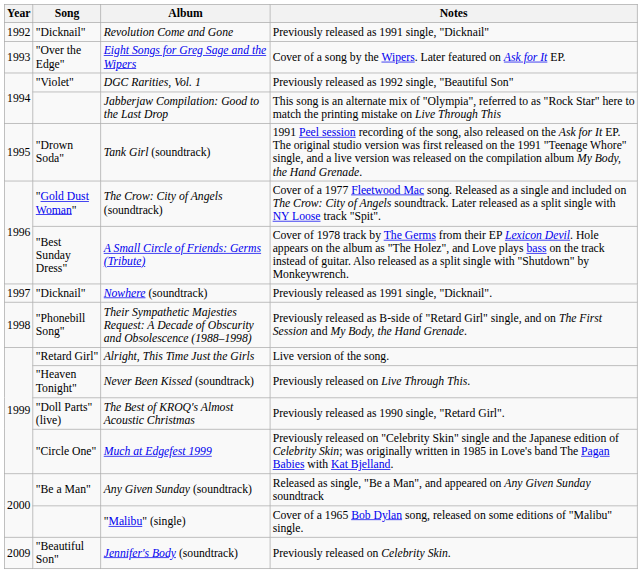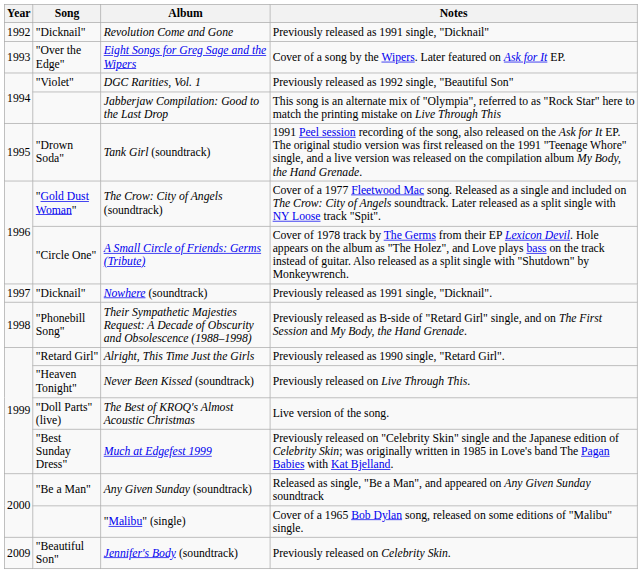(53, 255) "Best Sunday Dress" -> (66, 255) "Circle One"
(331, 356) Live version of the song. -> (389, 356) Previously released as 1990 single, "Retard Girl".
(389, 413) Previously released as 1990 single, "Retard Girl". -> (331, 413) Live version of the song.
(66, 451) "Circle One" -> (53, 451) "Best Sunday Dress"
